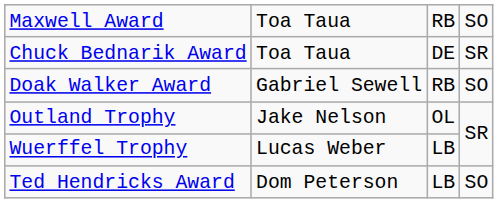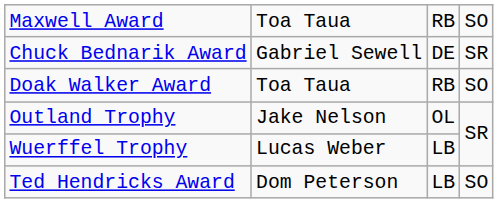(303, 53) Toa Taua -> (339, 53) Gabriel Sewell
(339, 85) Gabriel Sewell -> (303, 85) Toa Taua
